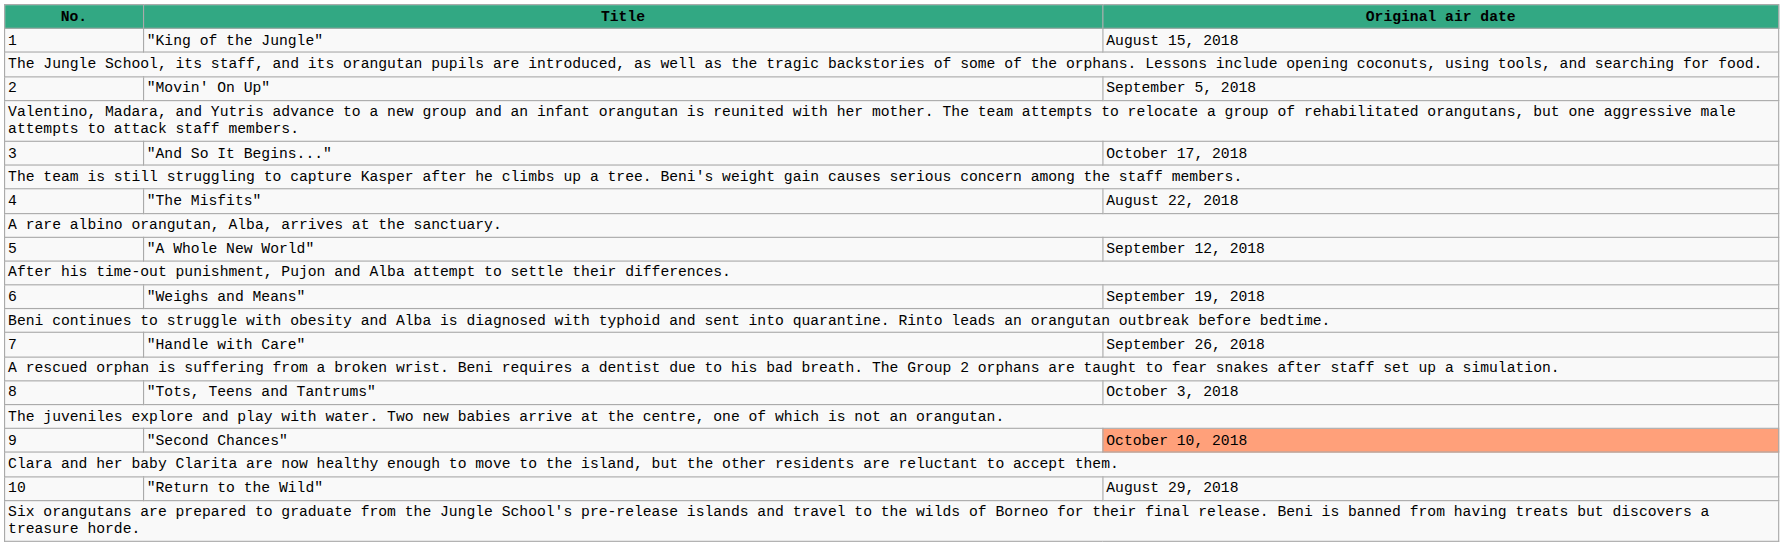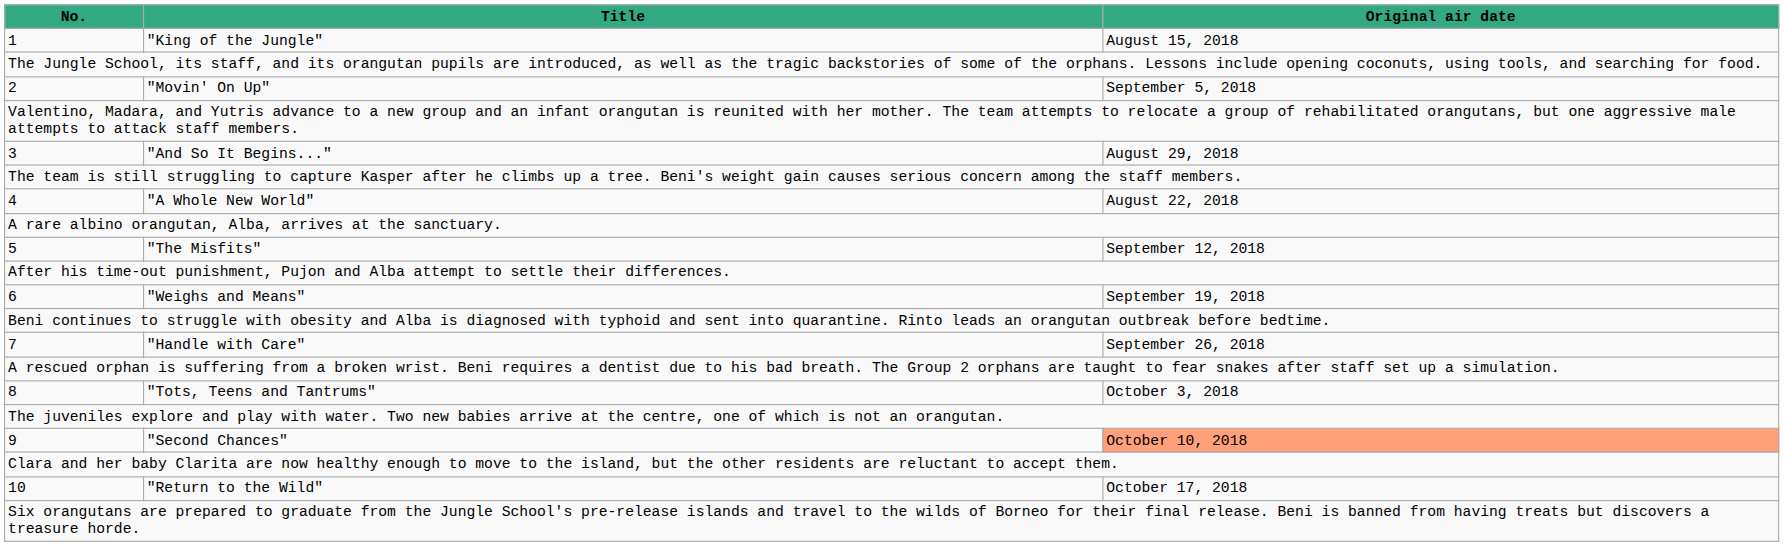(1177, 153) October 17, 2018 -> (1172, 153) August 29, 2018
(204, 201) "The Misfits" -> (230, 201) "A Whole New World"
(230, 249) "A Whole New World" -> (204, 249) "The Misfits"
(1172, 488) August 29, 2018 -> (1177, 488) October 17, 2018
